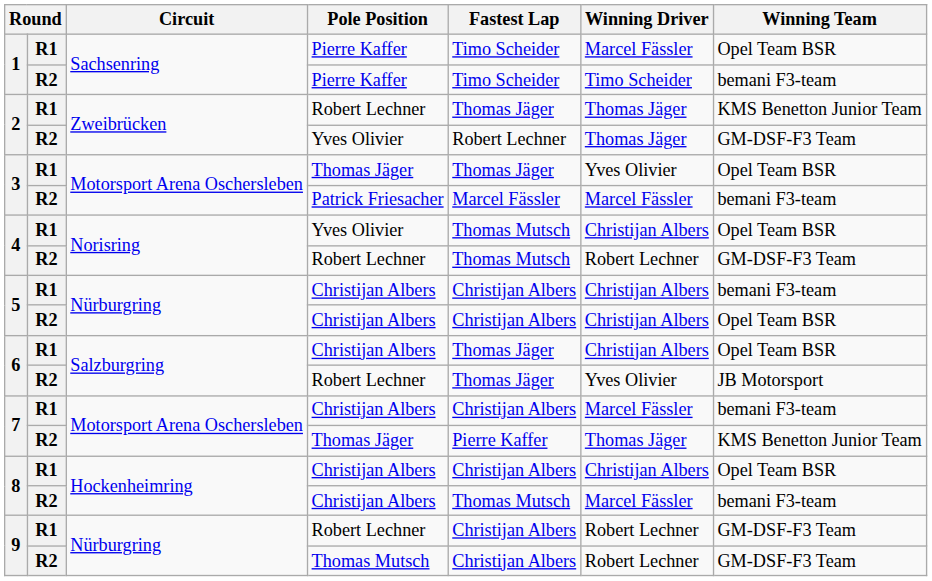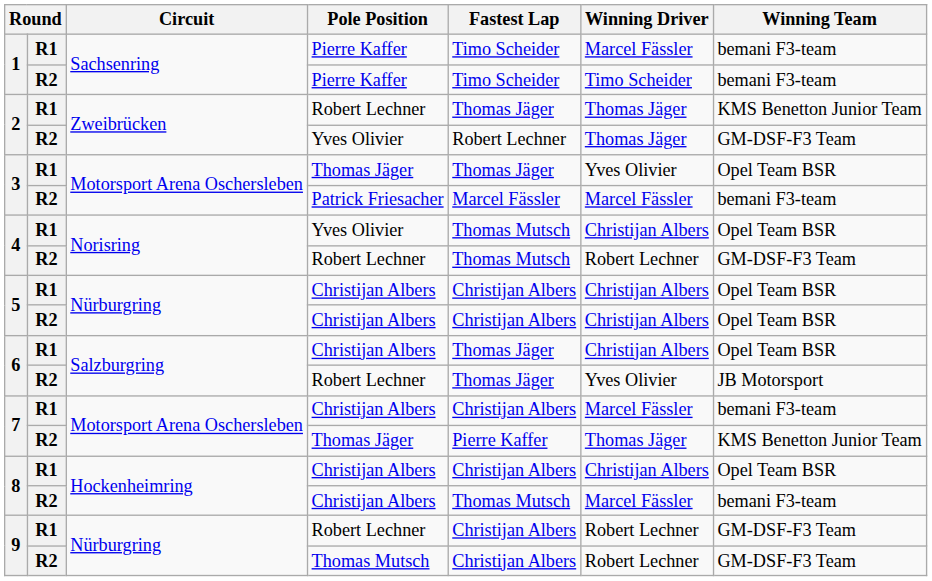(777, 49) Opel Team BSR -> (777, 49) bemani F3-team
(777, 289) bemani F3-team -> (777, 289) Opel Team BSR
